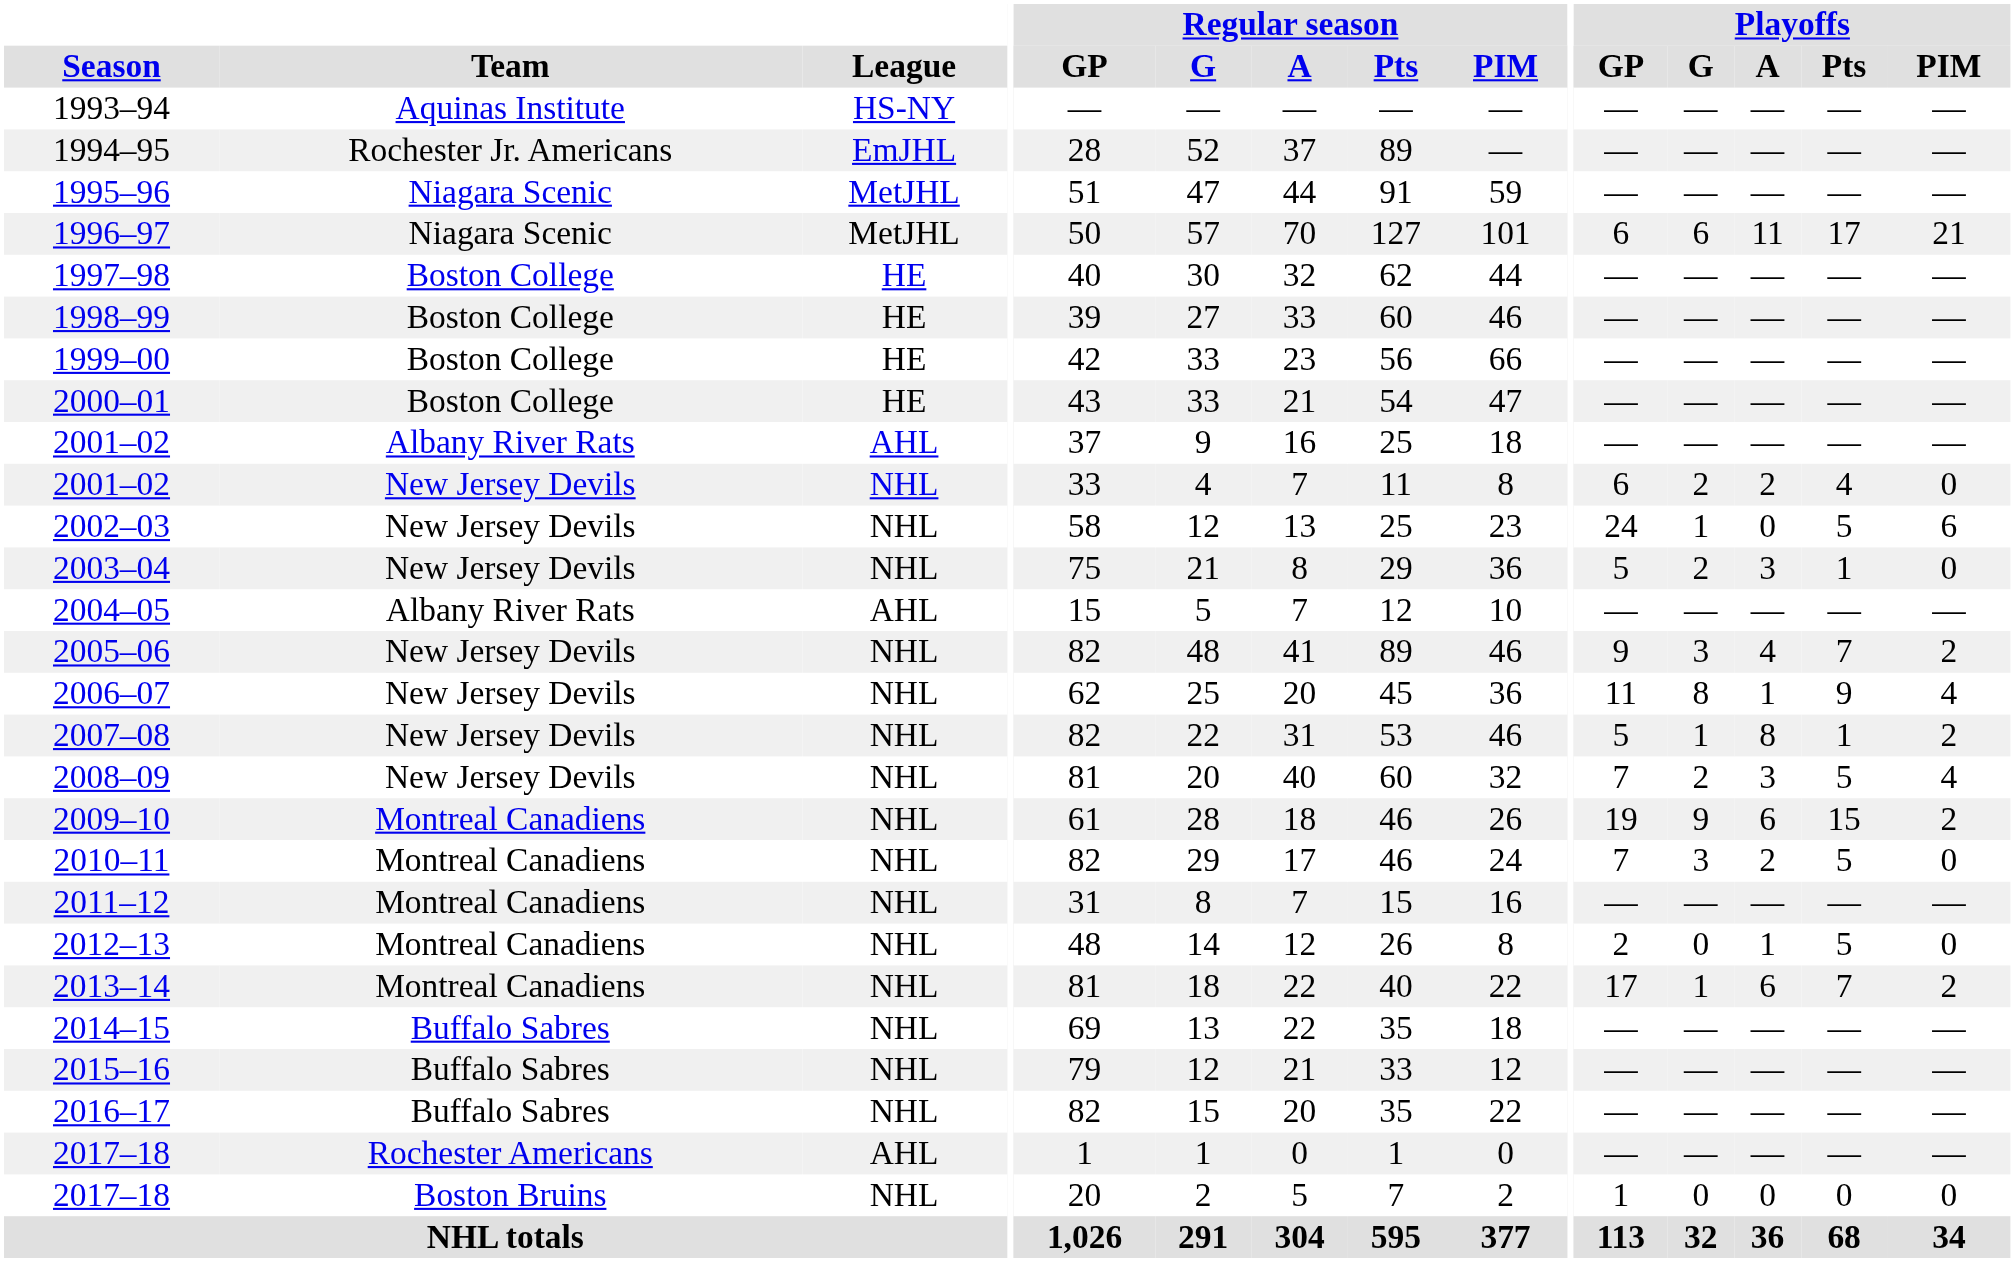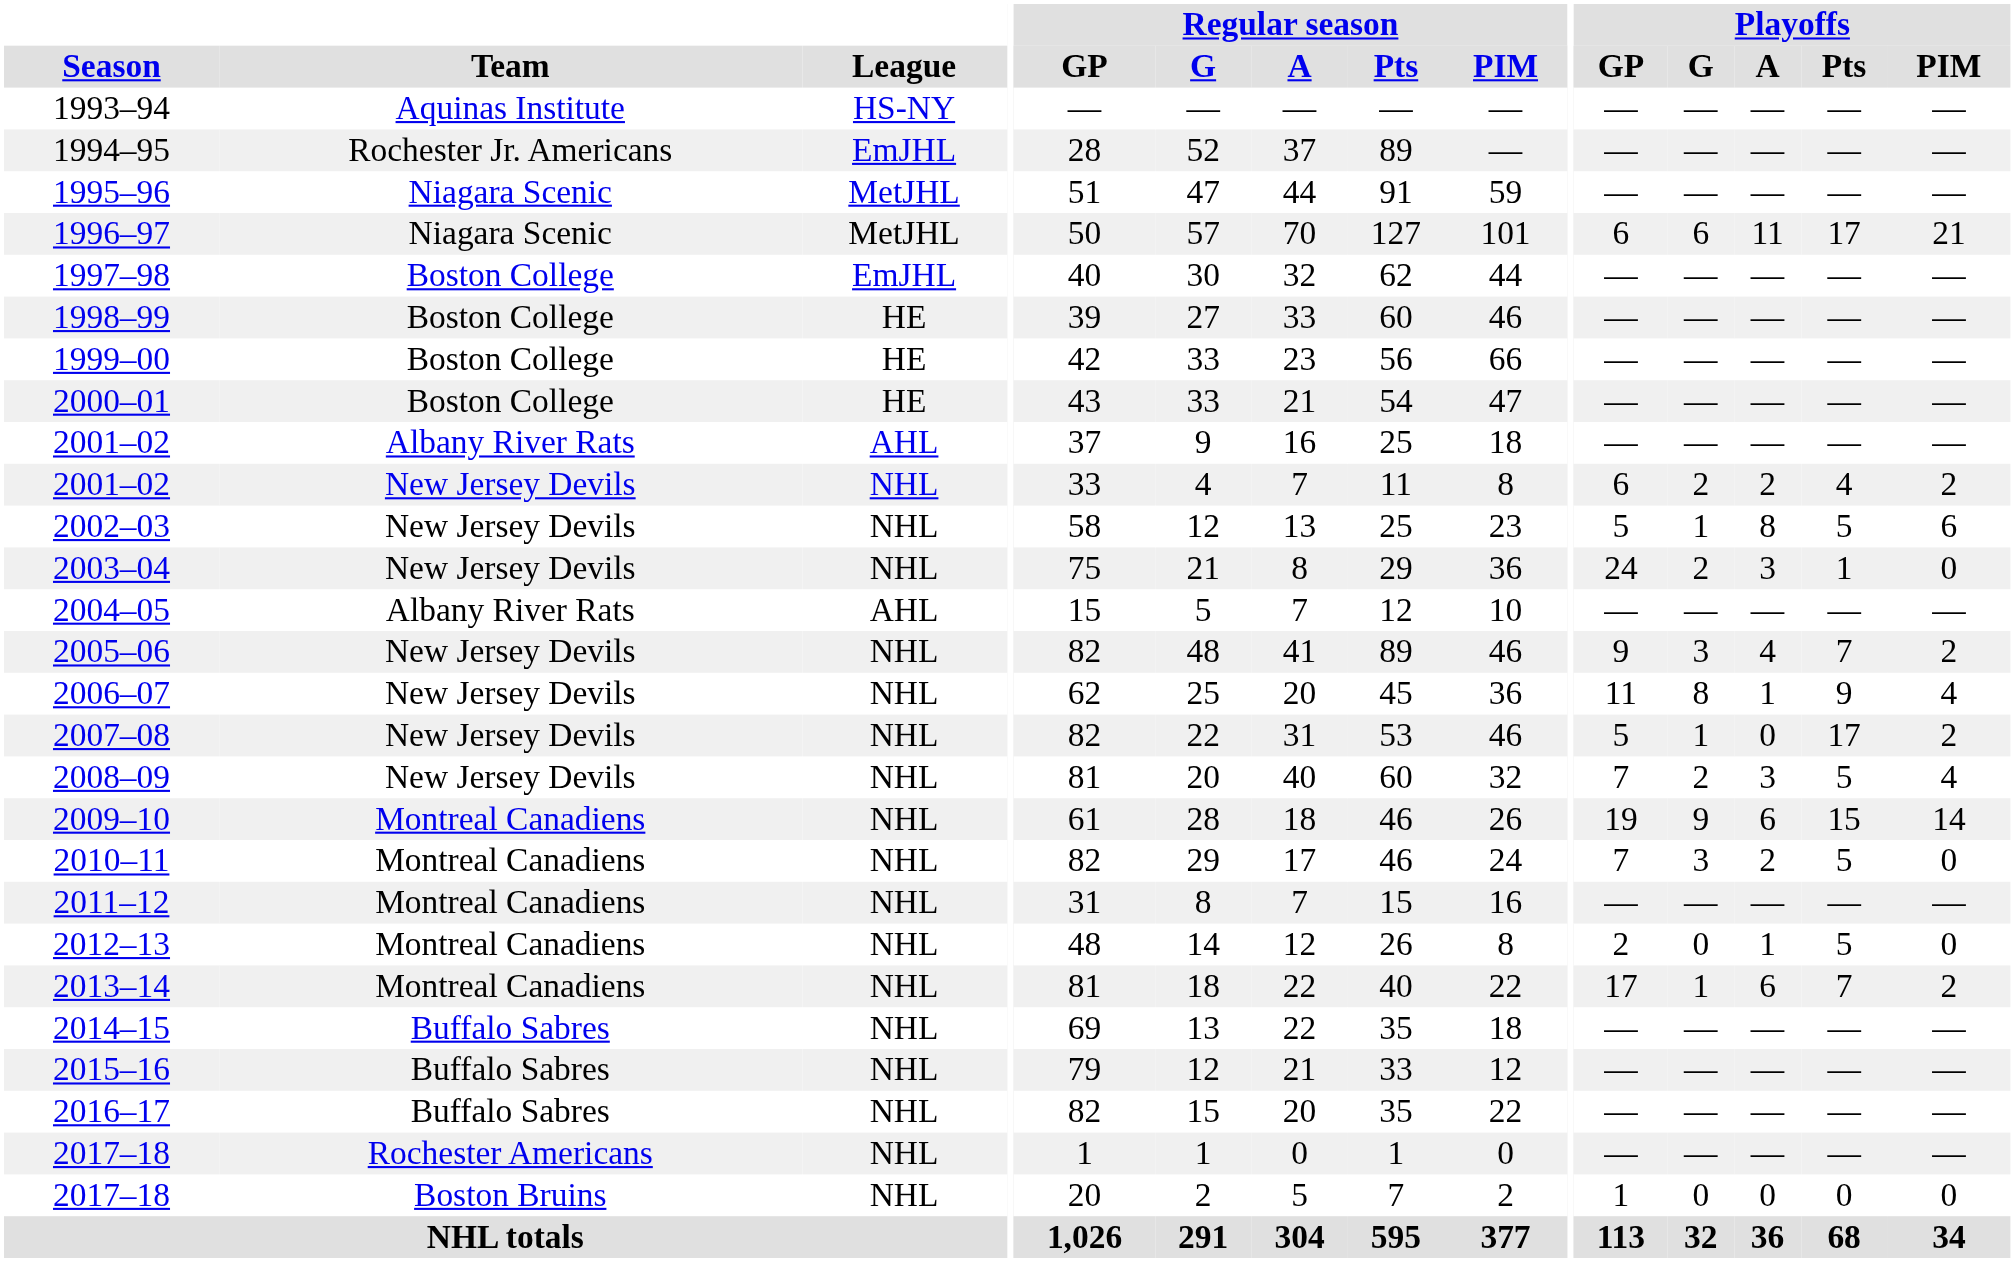(904, 275) HE -> (904, 275) EmJHL
(1949, 484) 0 -> (1949, 484) 2
(1621, 525) 24 -> (1621, 525) 5
(1768, 525) 0 -> (1768, 525) 8
(1621, 567) 5 -> (1621, 567) 24
(1768, 734) 8 -> (1768, 734) 0
(1844, 734) 1 -> (1844, 734) 17
(1949, 818) 2 -> (1949, 818) 14
(904, 1152) AHL -> (904, 1152) NHL
